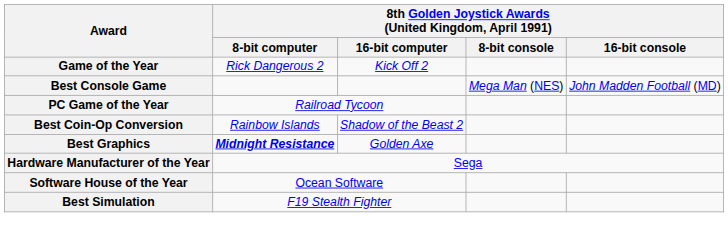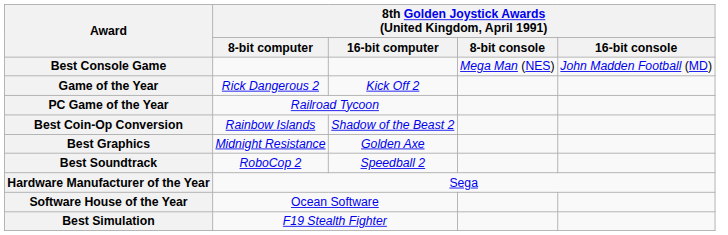rows swapped: (108, 67) <-> (108, 86)
(275, 144) bold -> (270, 144) normal
+ row: (108, 163)
